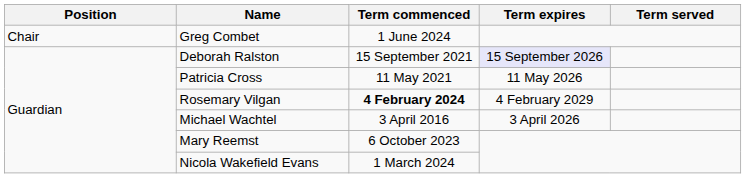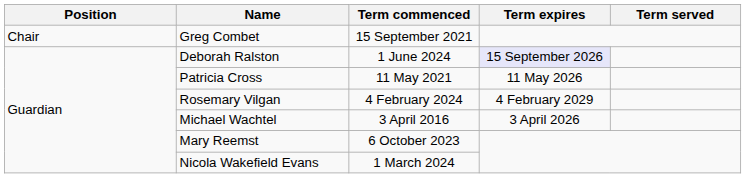(414, 36) 1 June 2024 -> (414, 36) 15 September 2021
(414, 57) 15 September 2021 -> (414, 57) 1 June 2024
(414, 99) bold -> (414, 99) normal
